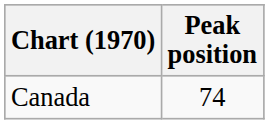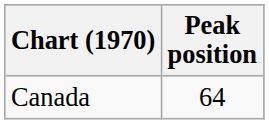(212, 97) 74 -> (212, 97) 64
